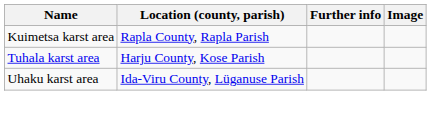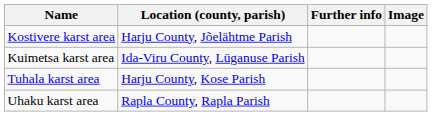+ row: (61, 36)
(195, 36) Rapla County, Rapla Parish -> (213, 57) Ida-Viru County, Lüganuse Parish
(212, 79) Ida-Viru County, Lüganuse Parish -> (195, 100) Rapla County, Rapla Parish
